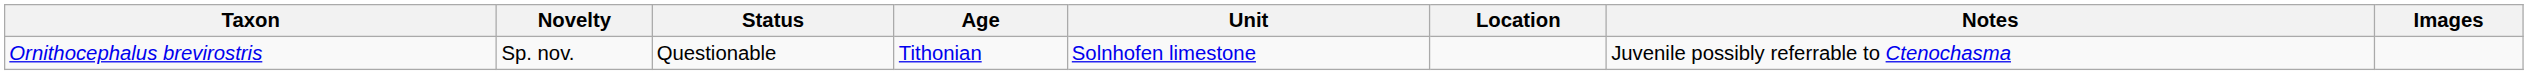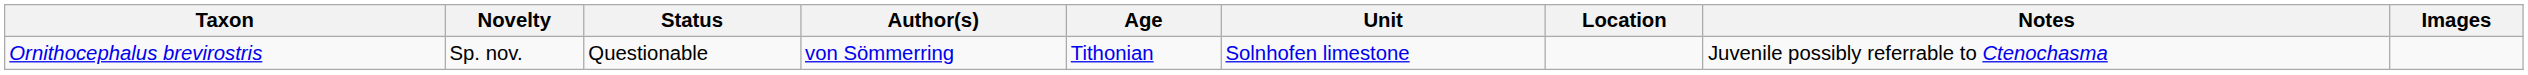+ column: (933, 20)
